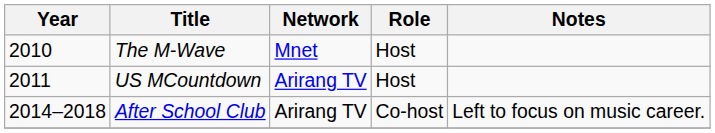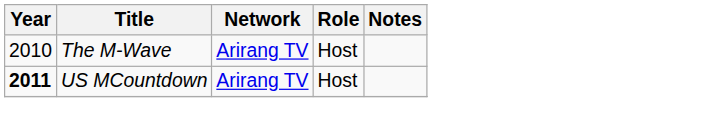(296, 50) Mnet -> (262, 50) Arirang TV
(30, 81) normal -> (30, 81) bold
- row: (190, 111)
